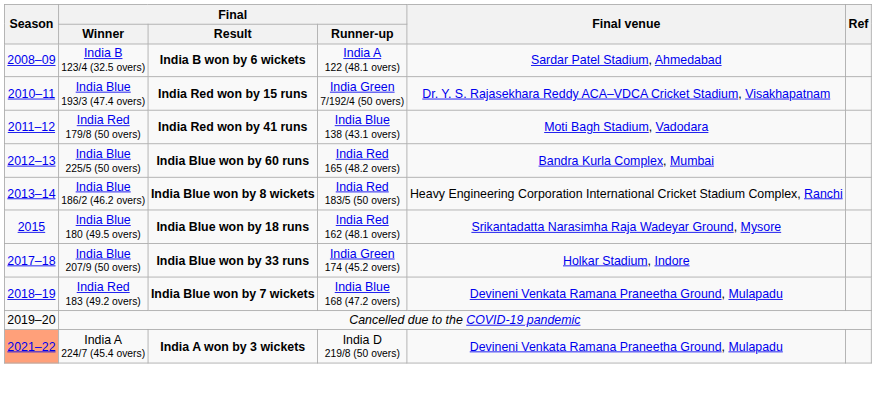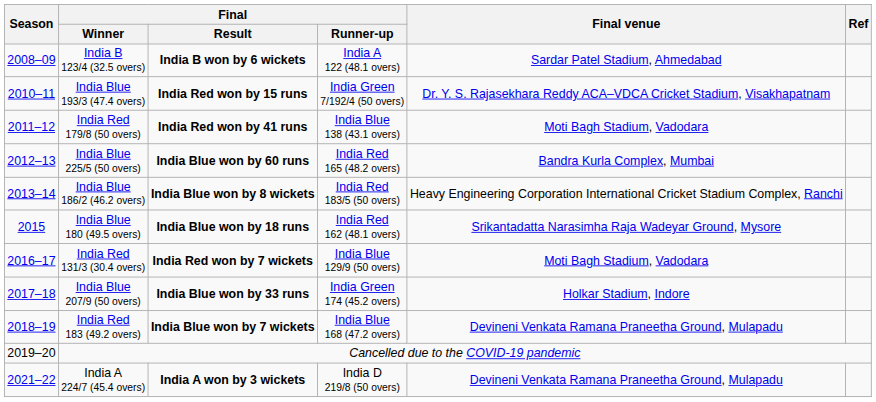+ row: (103, 261)
(31, 347) lightsalmon background -> (31, 380) no background
